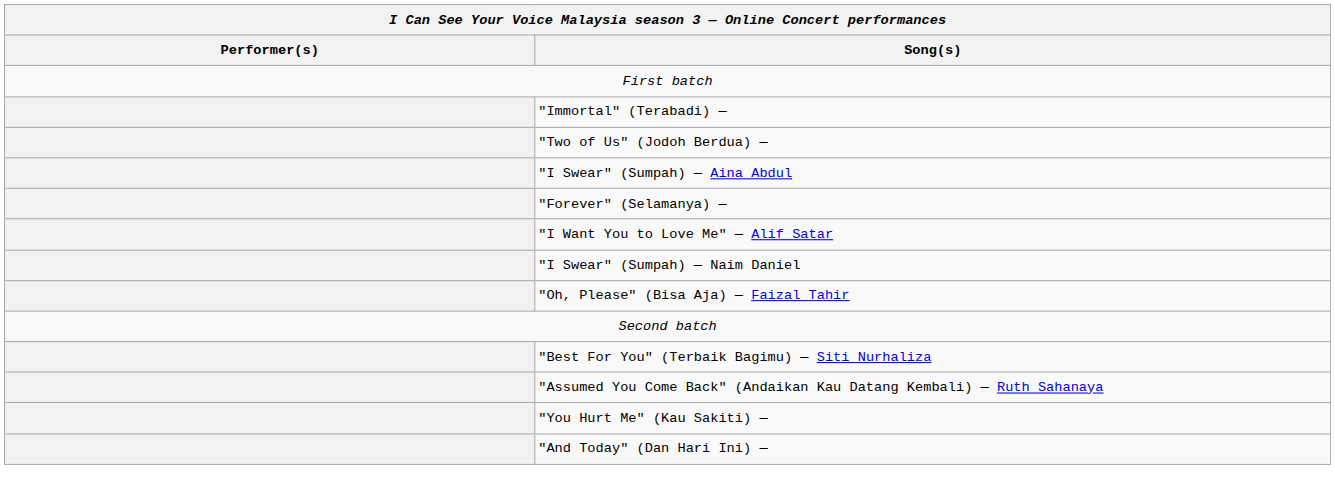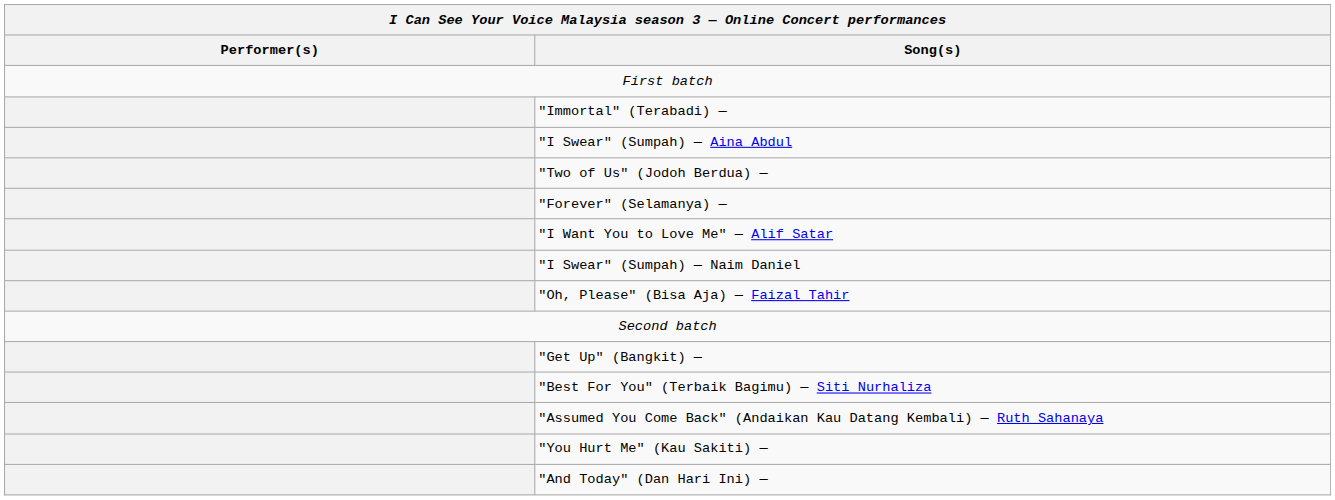rows swapped: (665, 173) <-> (653, 142)
+ row: (620, 357)
